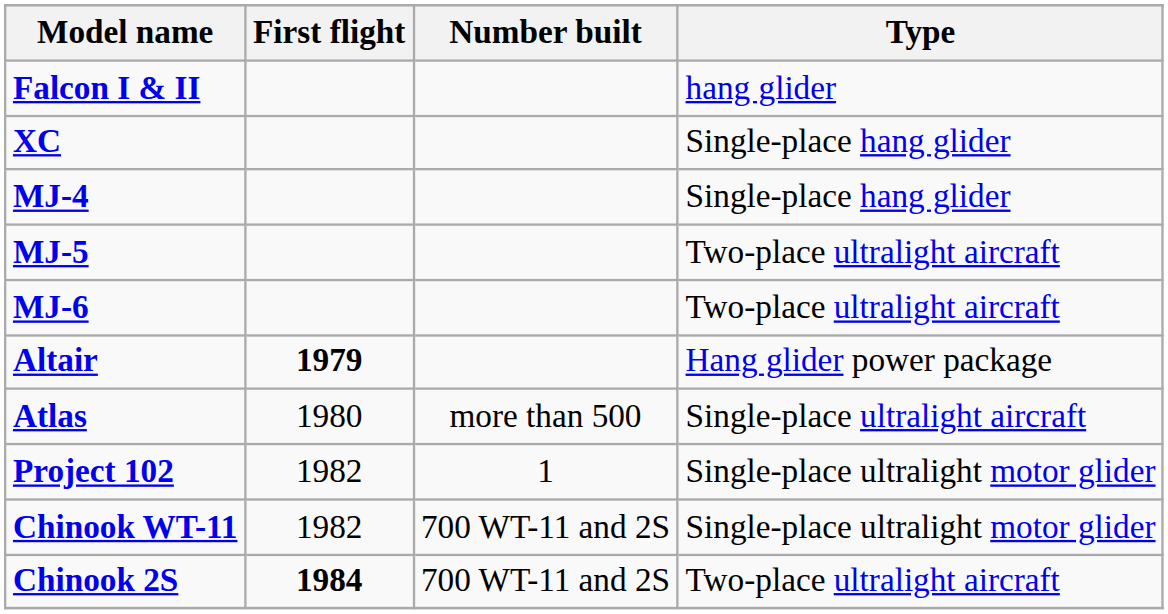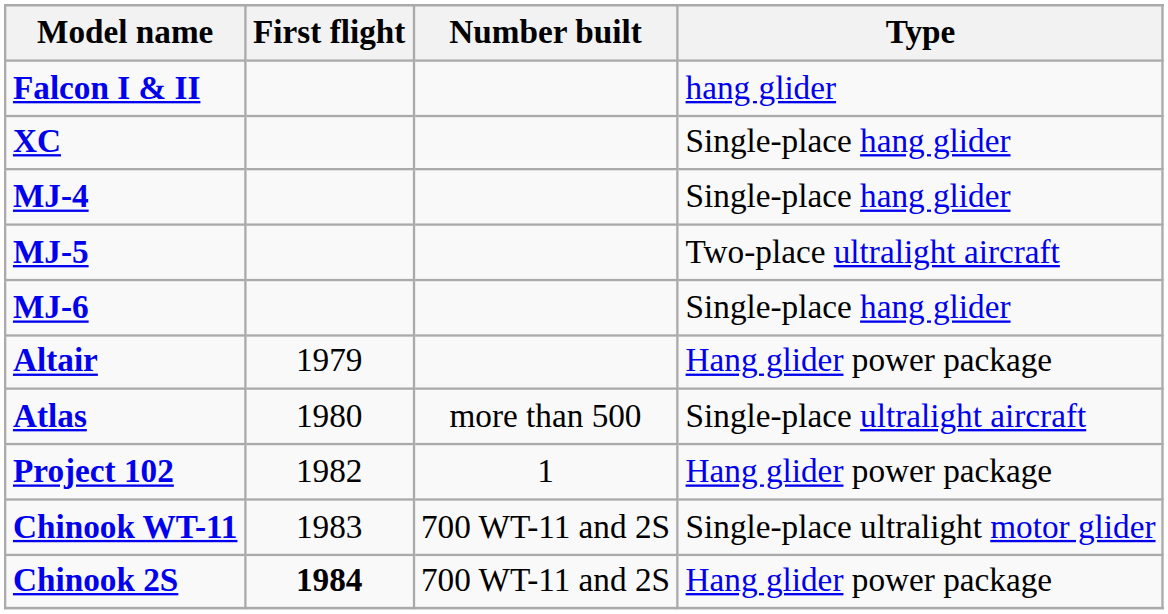(873, 306) Two-place ultralight aircraft -> (848, 306) Single-place hang glider
(329, 361) bold -> (329, 361) normal
(921, 471) Single-place ultralight motor glider -> (869, 471) Hang glider power package
(329, 526) 1982 -> (329, 526) 1983
(873, 580) Two-place ultralight aircraft -> (869, 580) Hang glider power package
